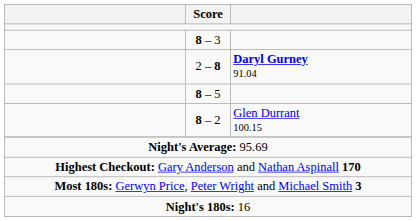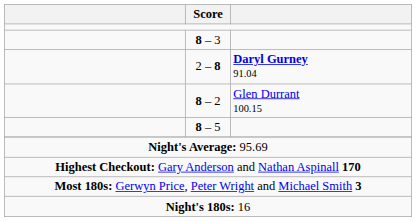rows swapped: (208, 93) <-> (208, 120)
